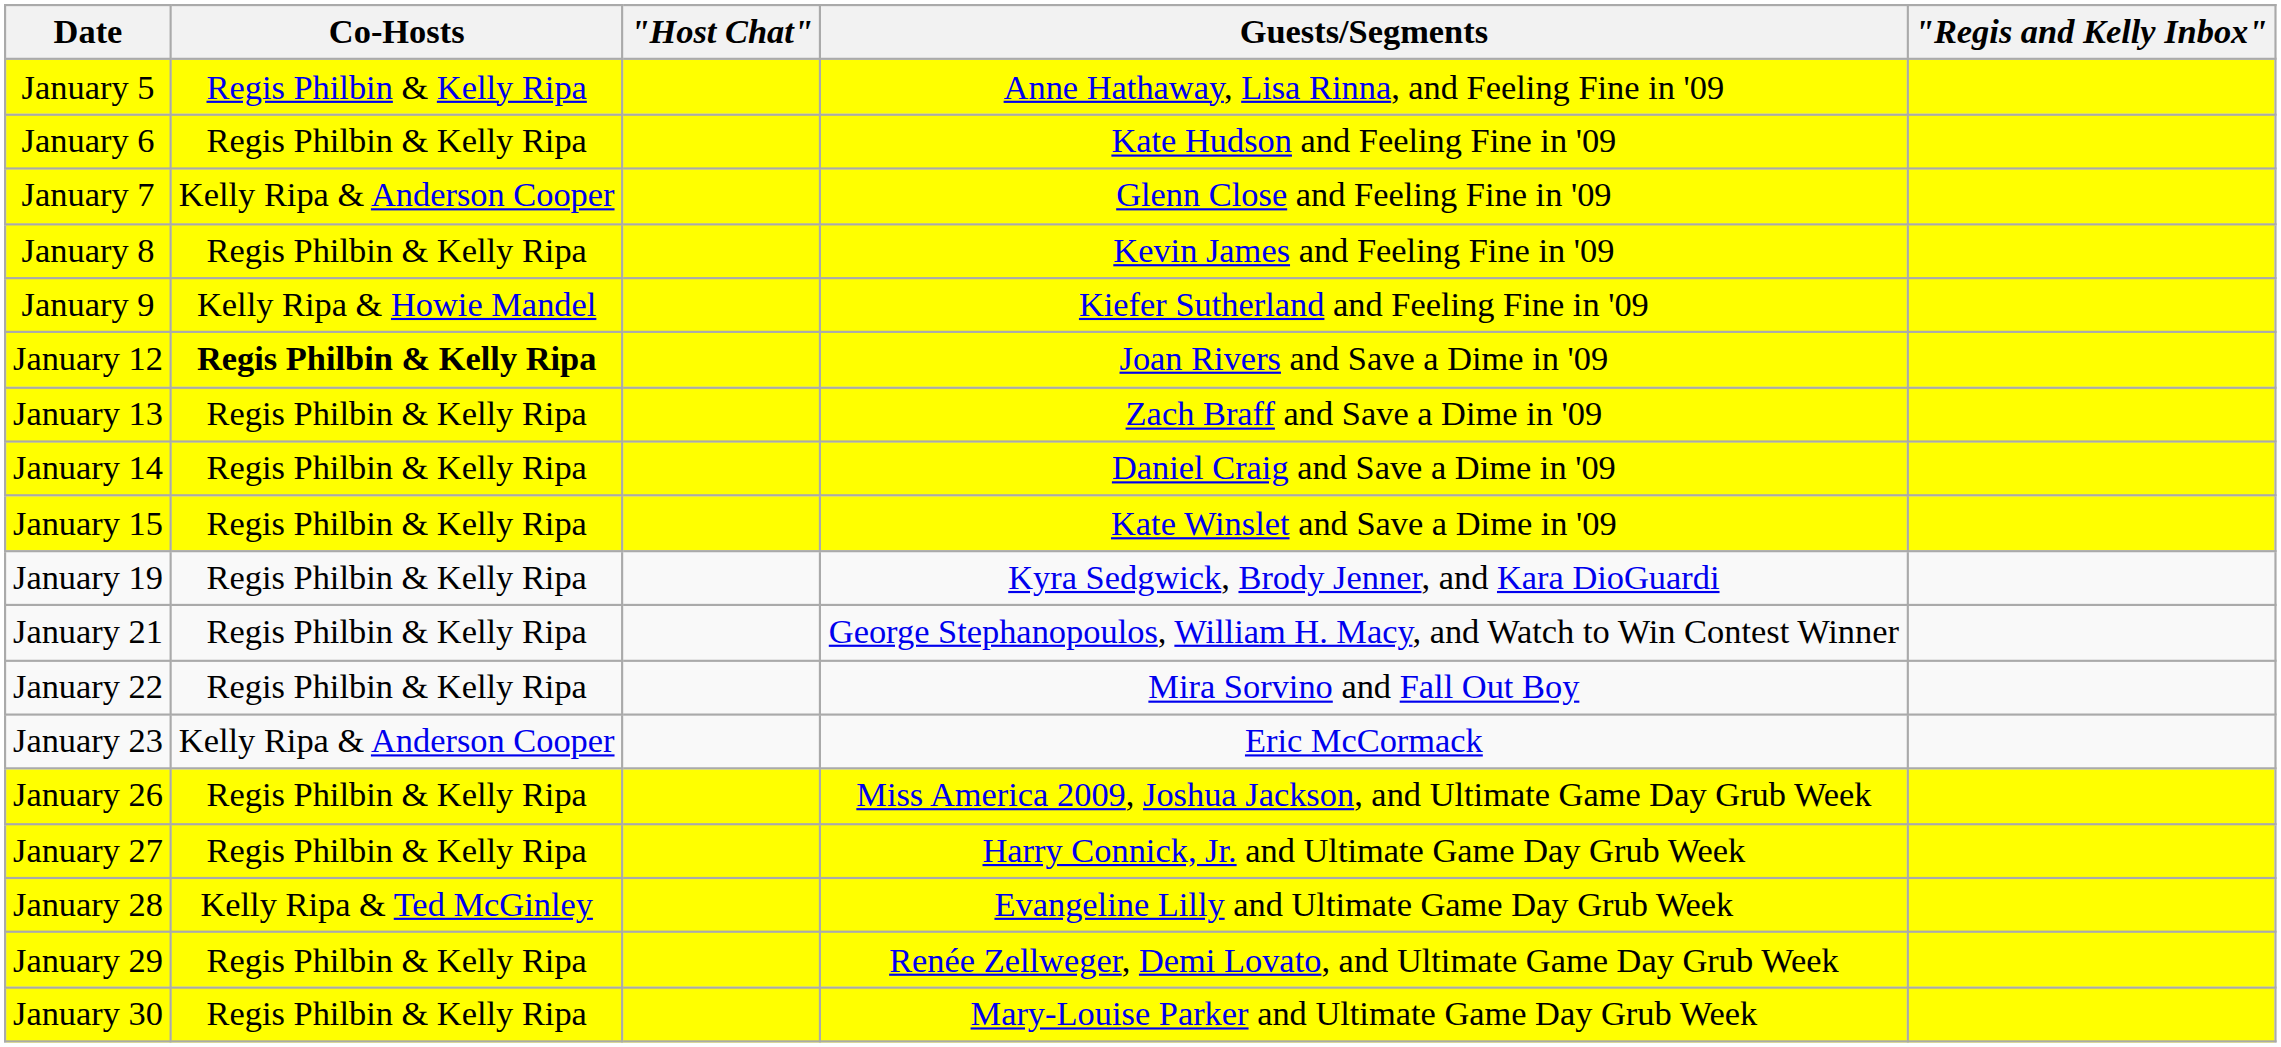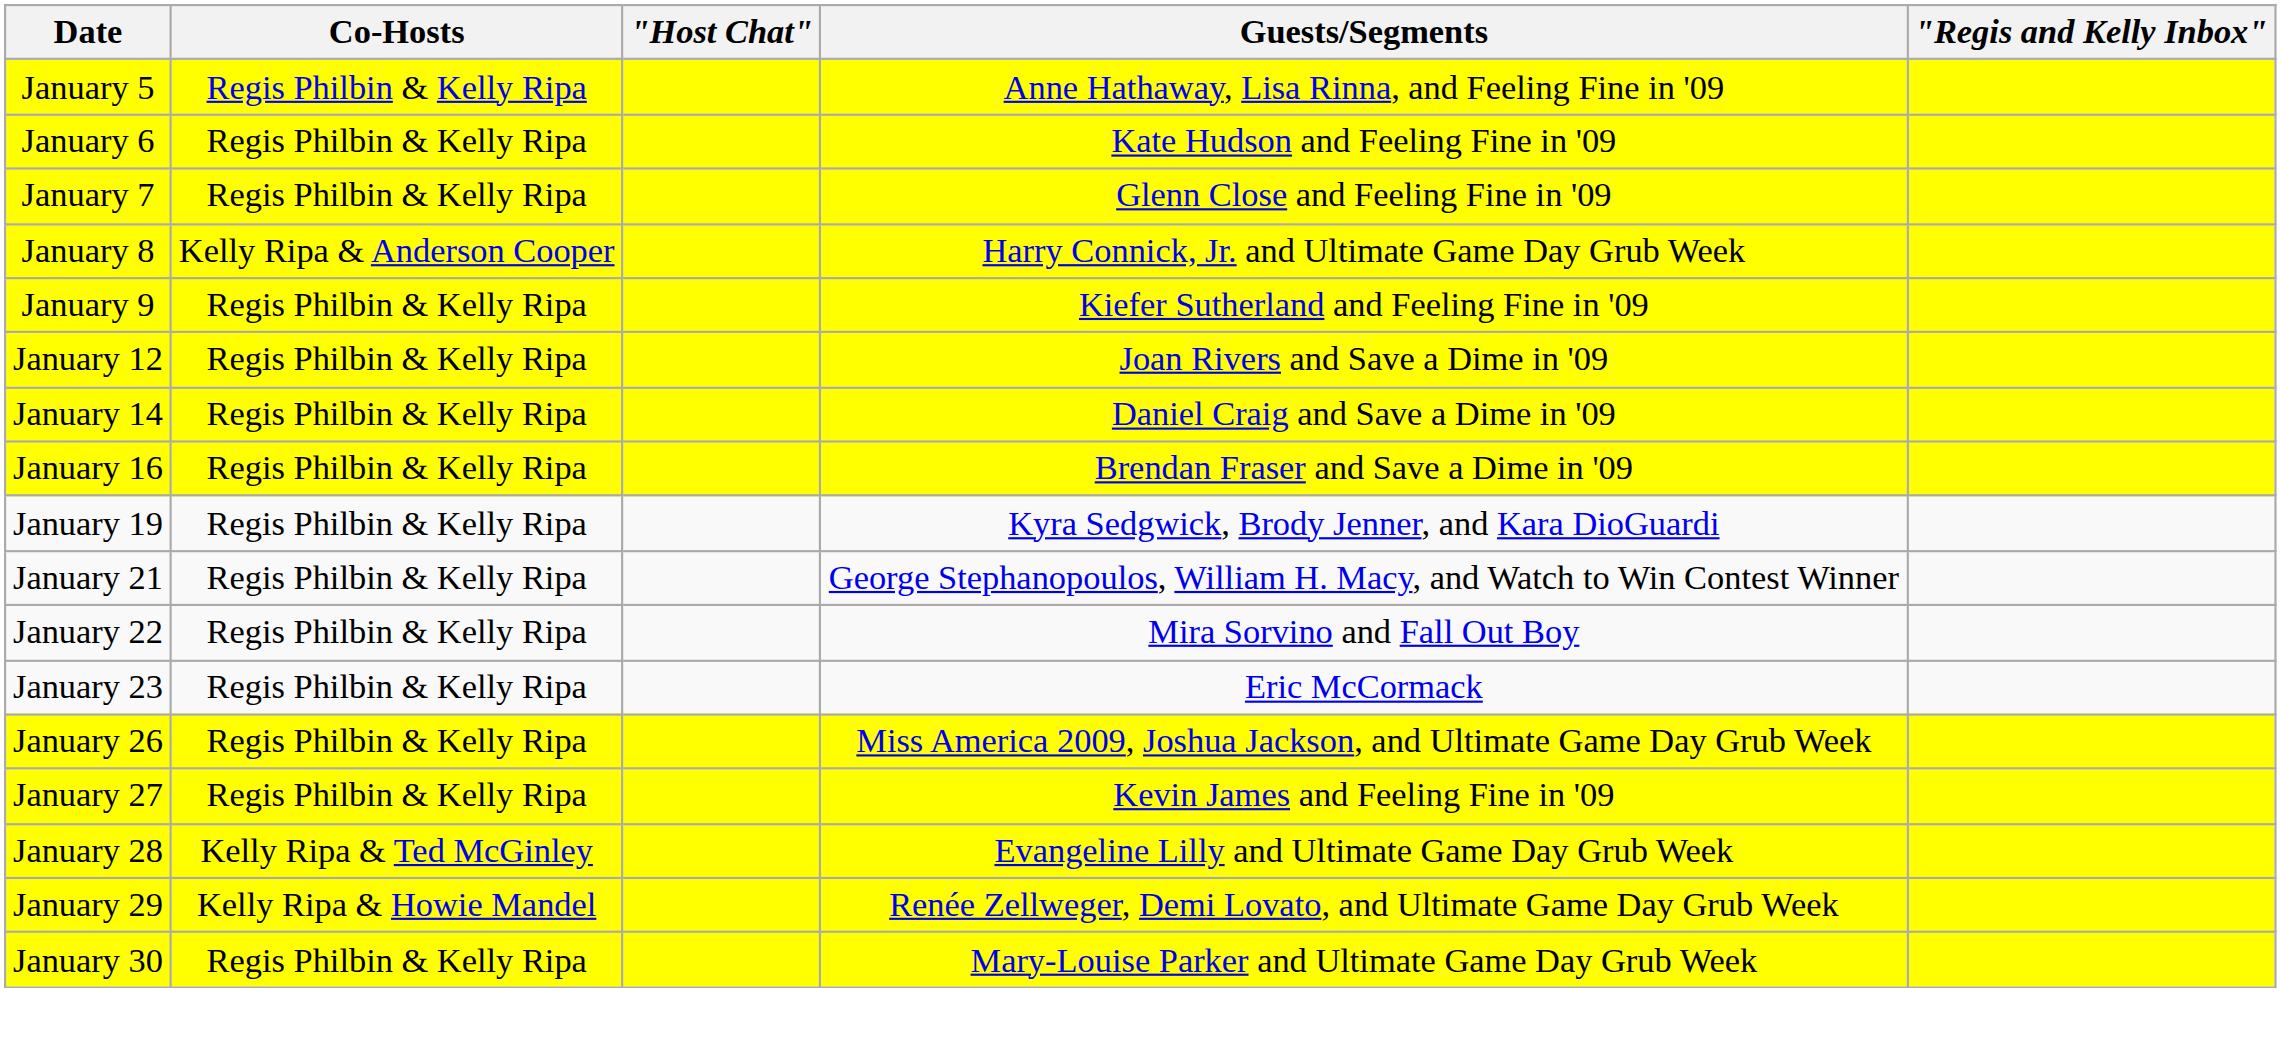(397, 195) Kelly Ripa & Anderson Cooper -> (397, 195) Regis Philbin & Kelly Ripa
(397, 250) Regis Philbin & Kelly Ripa -> (397, 250) Kelly Ripa & Anderson Cooper
(1364, 250) Kevin James and Feeling Fine in '09 -> (1364, 250) Harry Connick, Jr. and Ultimate Game Day Grub Week
(397, 304) Kelly Ripa & Howie Mandel -> (397, 304) Regis Philbin & Kelly Ripa
(397, 359) bold -> (397, 359) normal
- row: (88, 413)
- row: (88, 522)
+ row: (88, 468)
(397, 741) Kelly Ripa & Anderson Cooper -> (397, 686) Regis Philbin & Kelly Ripa
(1364, 850) Harry Connick, Jr. and Ultimate Game Day Grub Week -> (1364, 795) Kevin James and Feeling Fine in '09
(397, 959) Regis Philbin & Kelly Ripa -> (397, 904) Kelly Ripa & Howie Mandel
